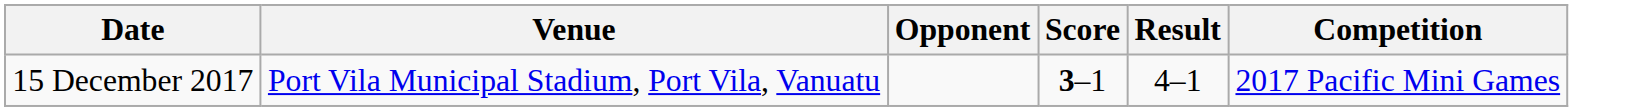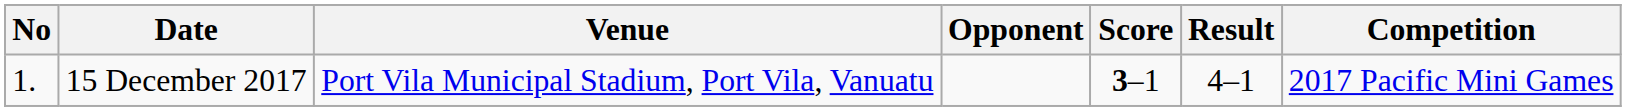+ column: (32, 29)
